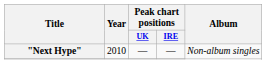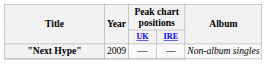(117, 51) 2010 -> (117, 51) 2009
